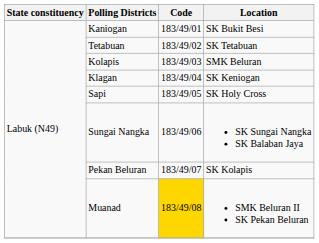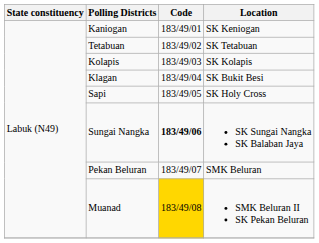(235, 28) SK Bukit Besi -> (233, 28) SK Keniogan
(234, 61) SMK Beluran -> (229, 61) SK Kolapis
(233, 77) SK Keniogan -> (235, 77) SK Bukit Besi
(181, 132) normal -> (181, 132) bold
(229, 170) SK Kolapis -> (234, 170) SMK Beluran
